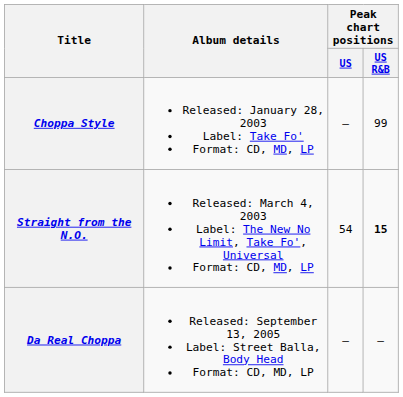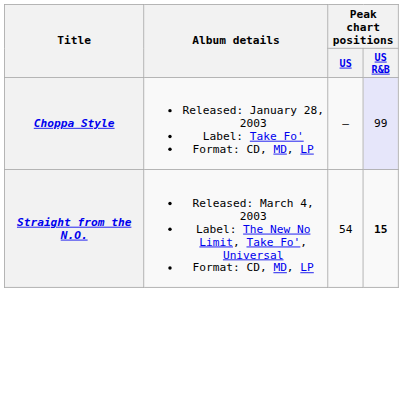(381, 123) no background -> (381, 123) lavender background
- row: (74, 340)
